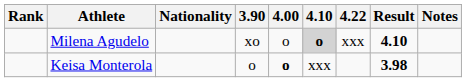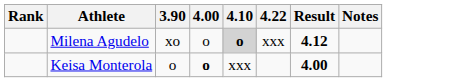- column: (196, 16)
(394, 40) 4.10 -> (314, 40) 4.12
(394, 64) 3.98 -> (314, 64) 4.00
